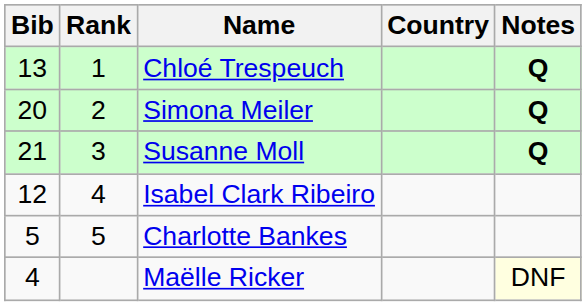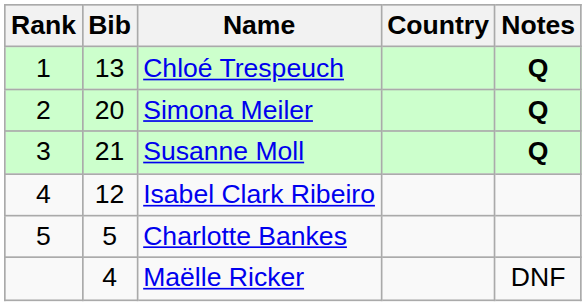columns swapped: (98, 25) <-> (32, 25)
(538, 278) lightyellow background -> (538, 278) no background
